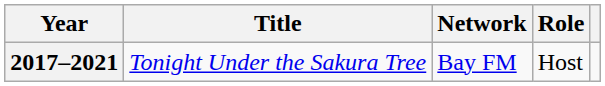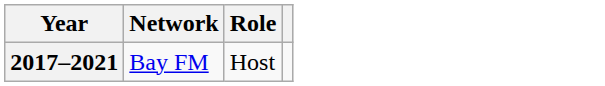- column: (278, 23)
